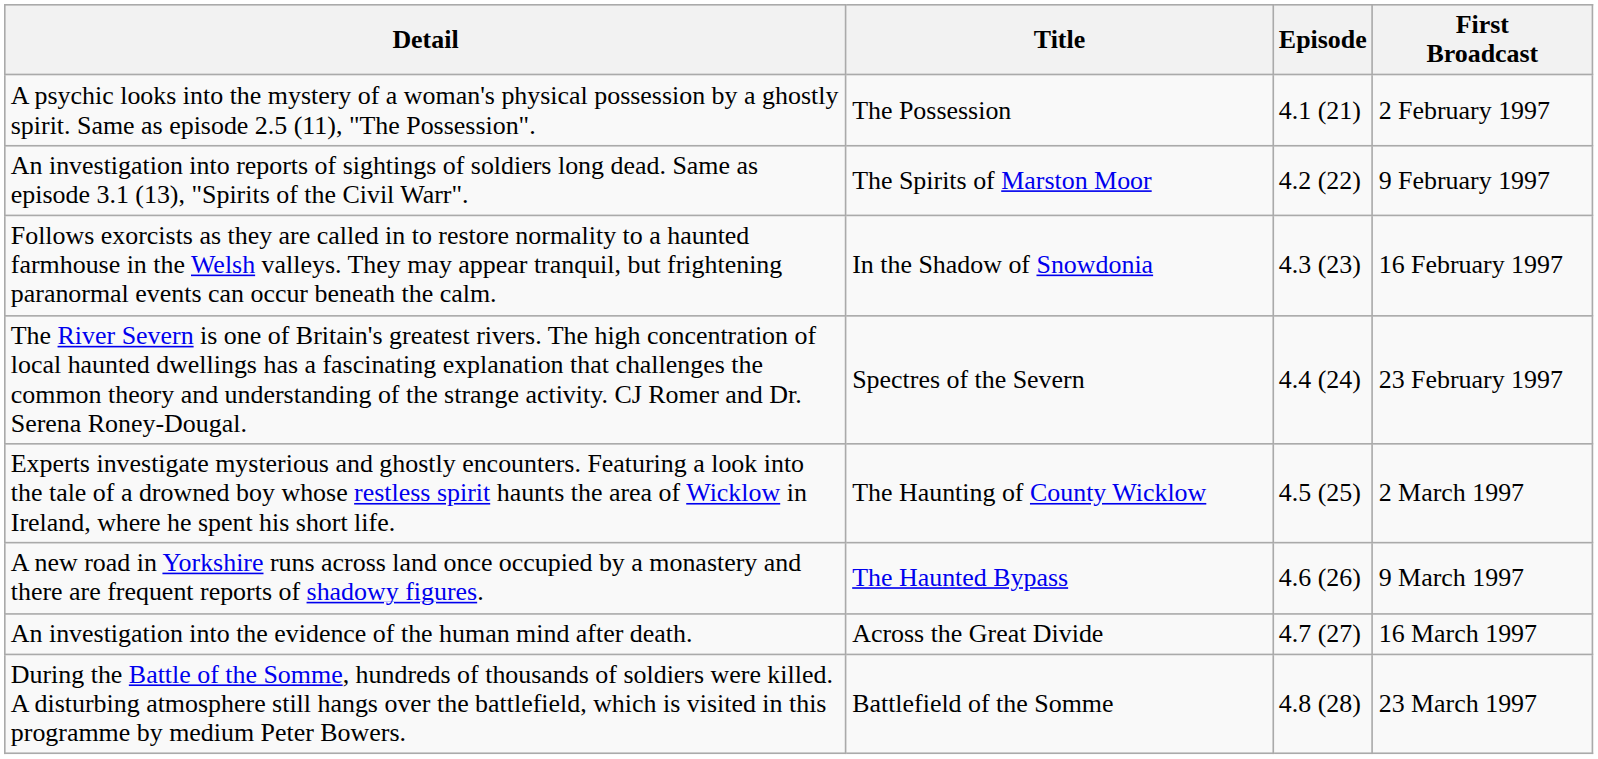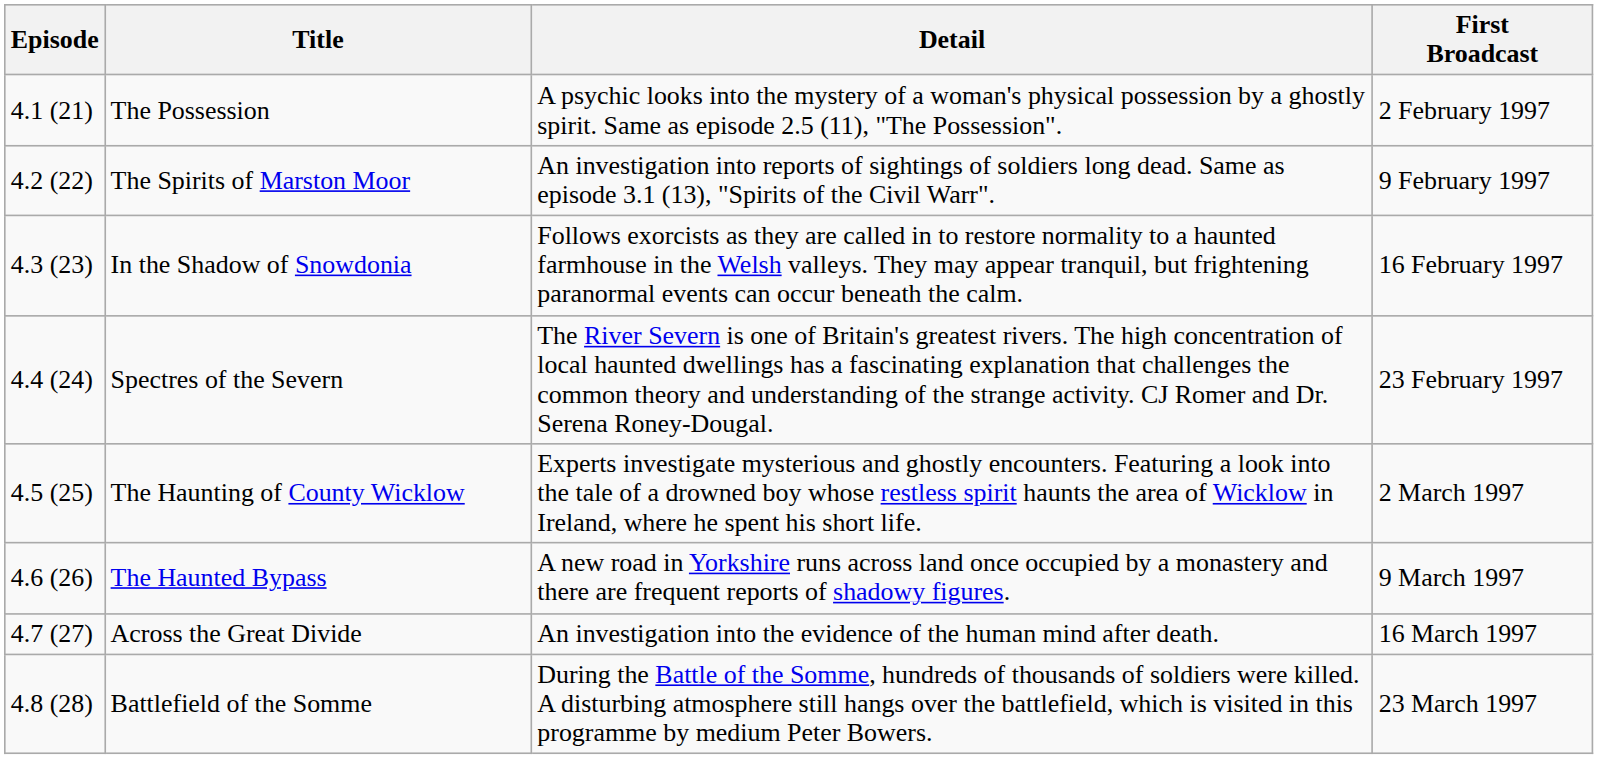columns swapped: (1323, 39) <-> (426, 39)
